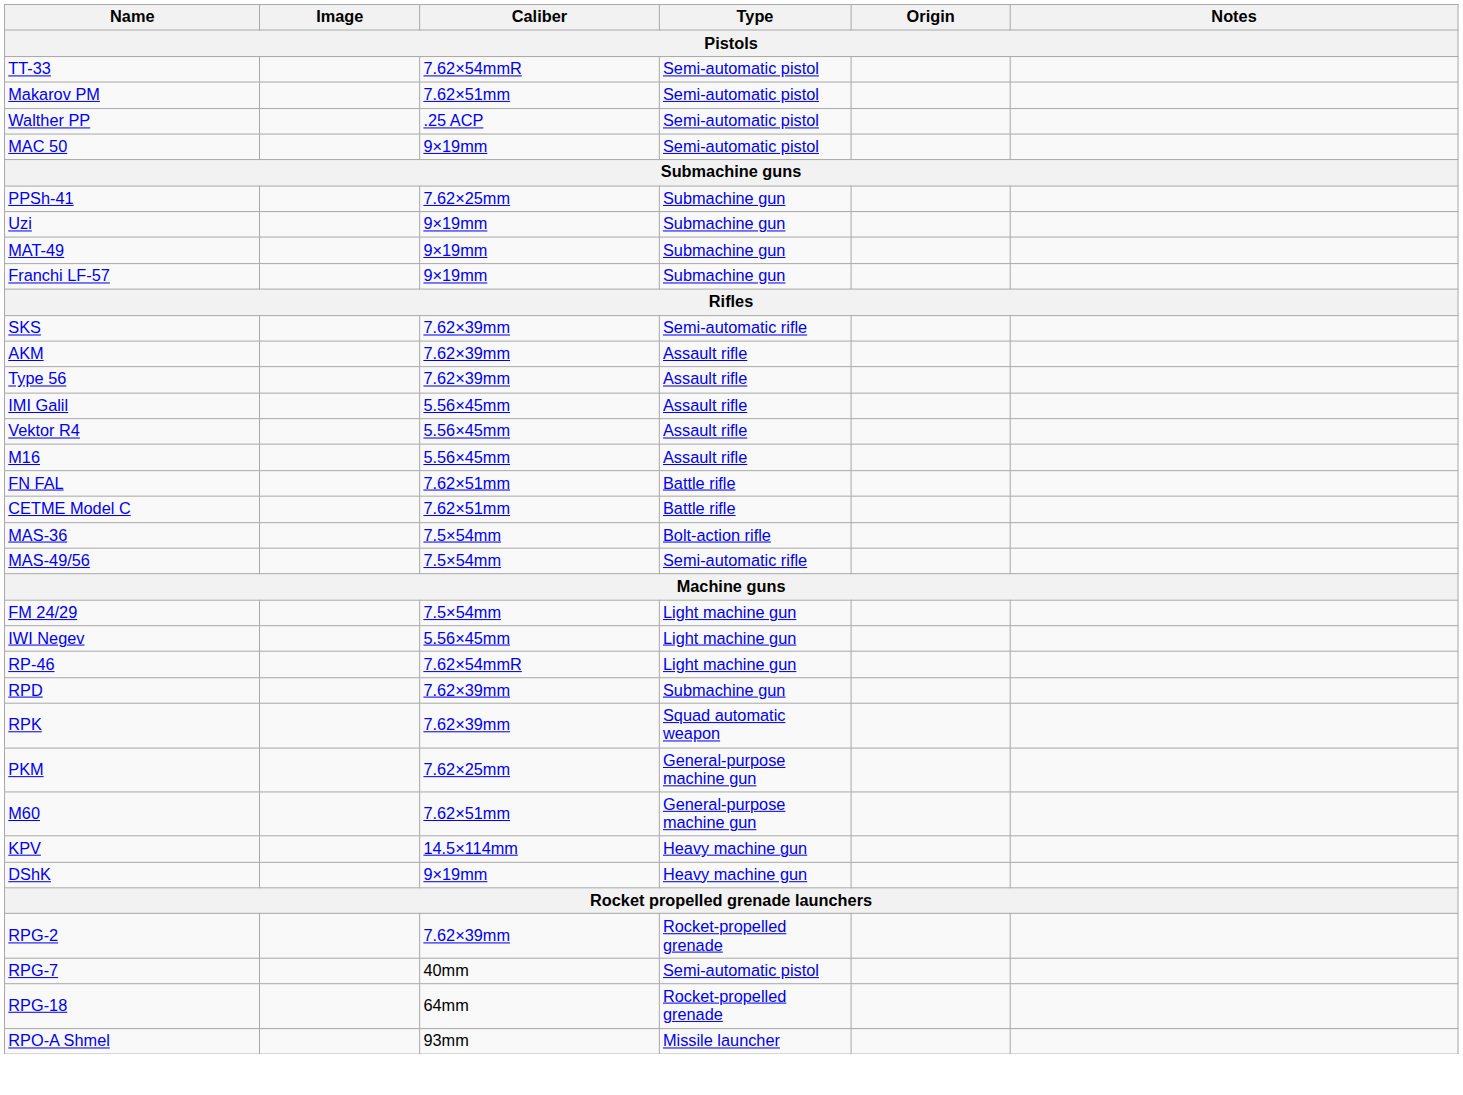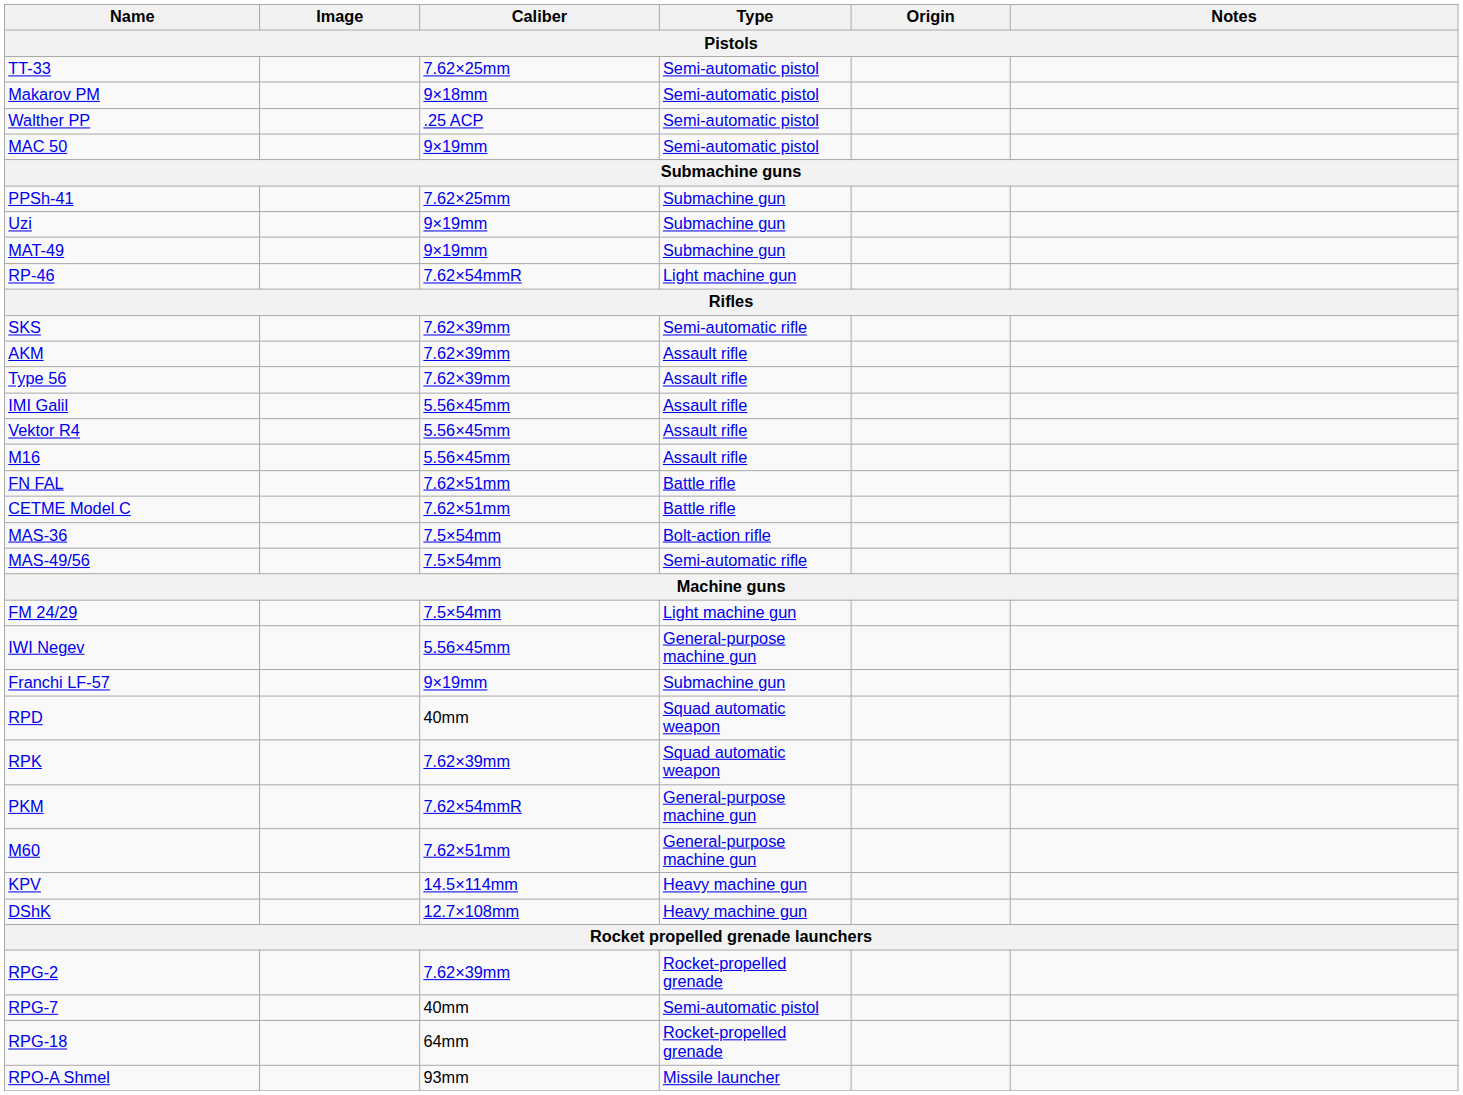(473, 69) 7.62×54mmR -> (467, 69) 7.62×25mm
(467, 95) 7.62×51mm -> (455, 95) 9×18mm
rows swapped: (59, 276) <-> (31, 664)
(730, 638) Light machine gun -> (724, 647) General-purpose machine gun
(467, 690) 7.62×39mm -> (446, 717) 40mm
(724, 690) Submachine gun -> (724, 717) Squad automatic weapon
(467, 769) 7.62×25mm -> (473, 806) 7.62×54mmR
(455, 874) 9×19mm -> (471, 911) 12.7×108mm
